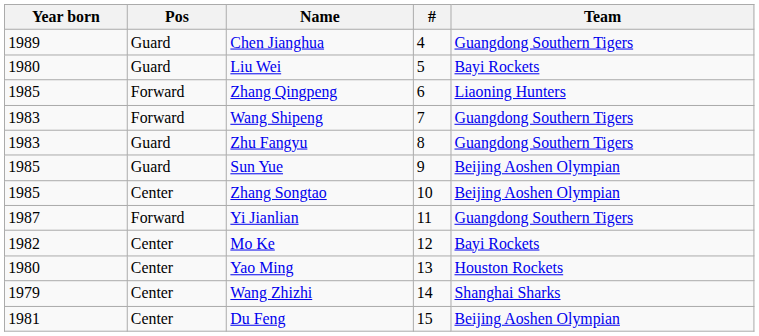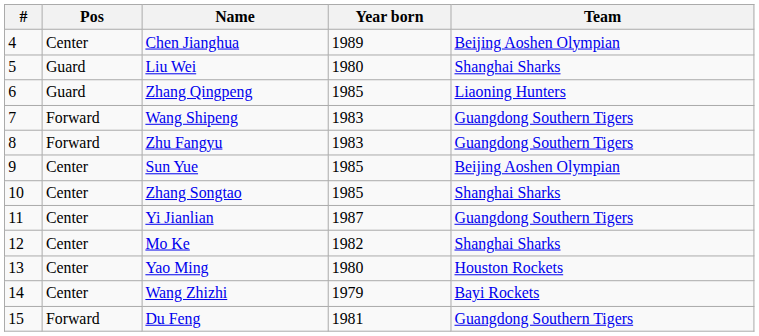columns swapped: (432, 17) <-> (66, 17)
(151, 42) Guard -> (67, 42) Center
(544, 42) Guangdong Southern Tigers -> (537, 42) Beijing Aoshen Olympian
(497, 67) Bayi Rockets -> (508, 67) Shanghai Sharks
(158, 92) Forward -> (66, 92) Guard
(151, 142) Guard -> (73, 142) Forward
(151, 167) Guard -> (67, 167) Center
(537, 192) Beijing Aoshen Olympian -> (508, 192) Shanghai Sharks
(158, 218) Forward -> (67, 218) Center
(497, 243) Bayi Rockets -> (508, 243) Shanghai Sharks
(508, 293) Shanghai Sharks -> (497, 293) Bayi Rockets
(152, 318) Center -> (73, 318) Forward
(537, 318) Beijing Aoshen Olympian -> (544, 318) Guangdong Southern Tigers
